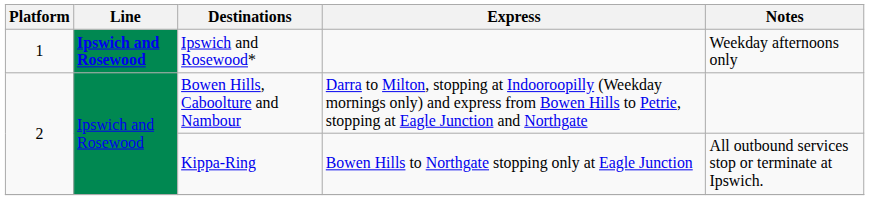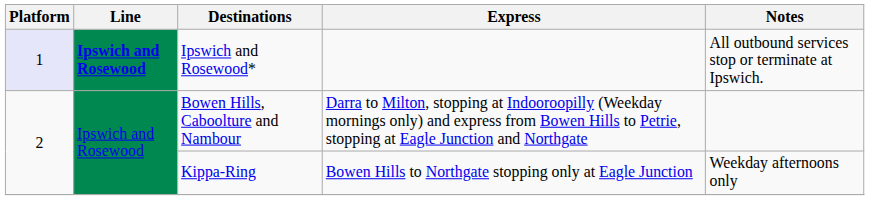(39, 51) no background -> (39, 60) lavender background
(774, 51) Weekday afternoons only -> (779, 60) All outbound services stop or terminate at Ipswich.
(779, 163) All outbound services stop or terminate at Ipswich. -> (774, 172) Weekday afternoons only
